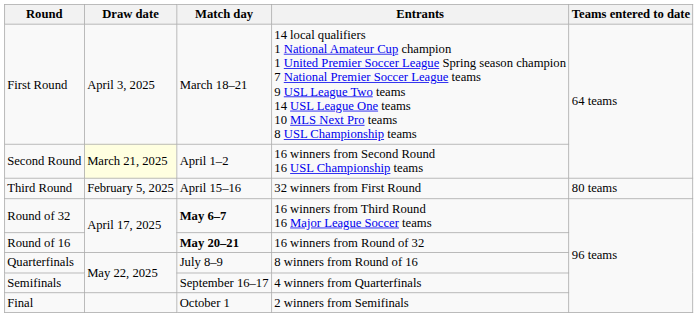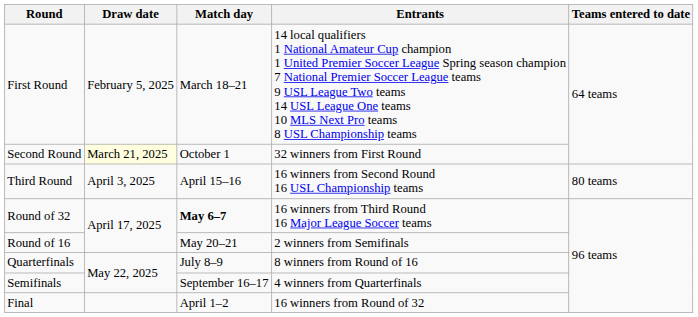(121, 84) April 3, 2025 -> (130, 84) February 5, 2025
(204, 161) April 1–2 -> (205, 154) October 1
(355, 161) 16 winners from Second Round 16 USL Championship teams -> (348, 154) 32 winners from First Round
(130, 188) February 5, 2025 -> (121, 181) April 3, 2025
(348, 188) 32 winners from First Round -> (355, 181) 16 winners from Second Round 16 USL Championship teams
(209, 242) bold -> (209, 242) normal
(349, 242) 16 winners from Round of 32 -> (342, 242) 2 winners from Semifinals
(205, 302) October 1 -> (204, 302) April 1–2
(342, 302) 2 winners from Semifinals -> (349, 302) 16 winners from Round of 32
